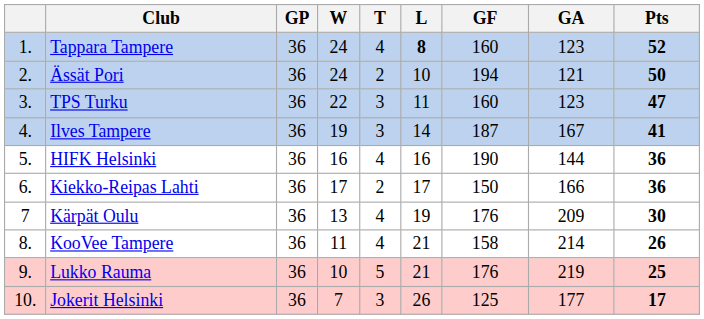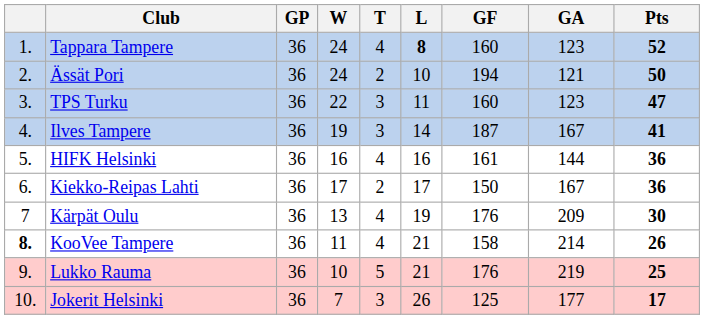(485, 159) 190 -> (485, 159) 161
(571, 187) 166 -> (571, 187) 167
(25, 243) normal -> (25, 243) bold
